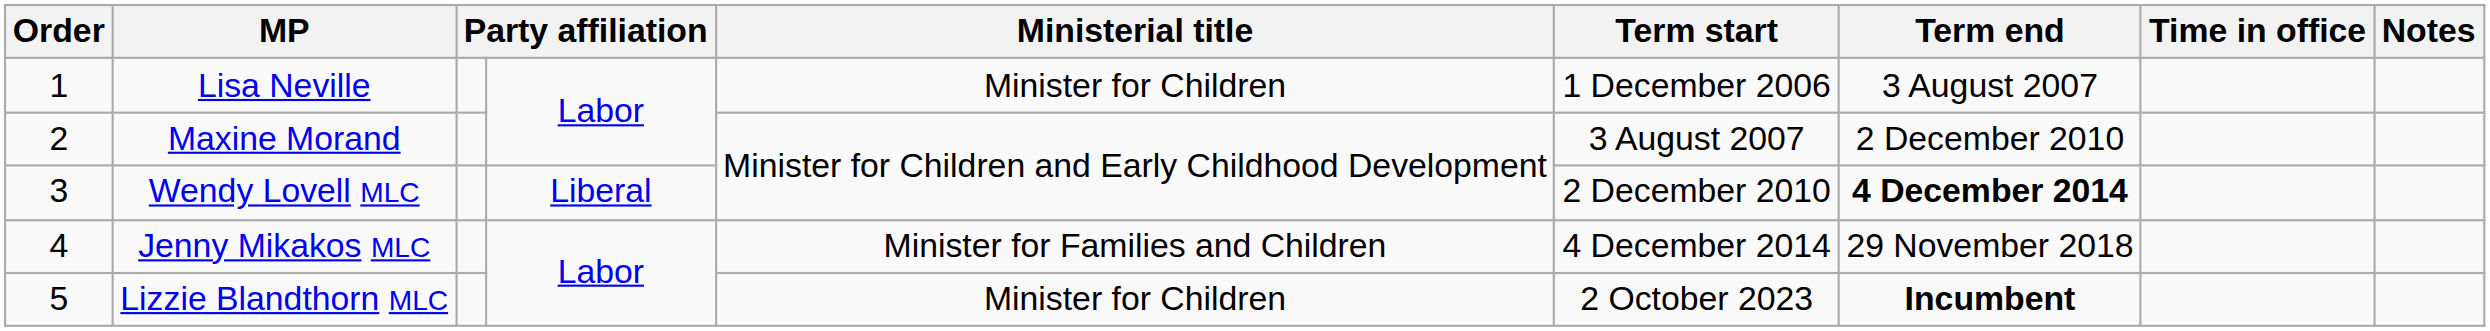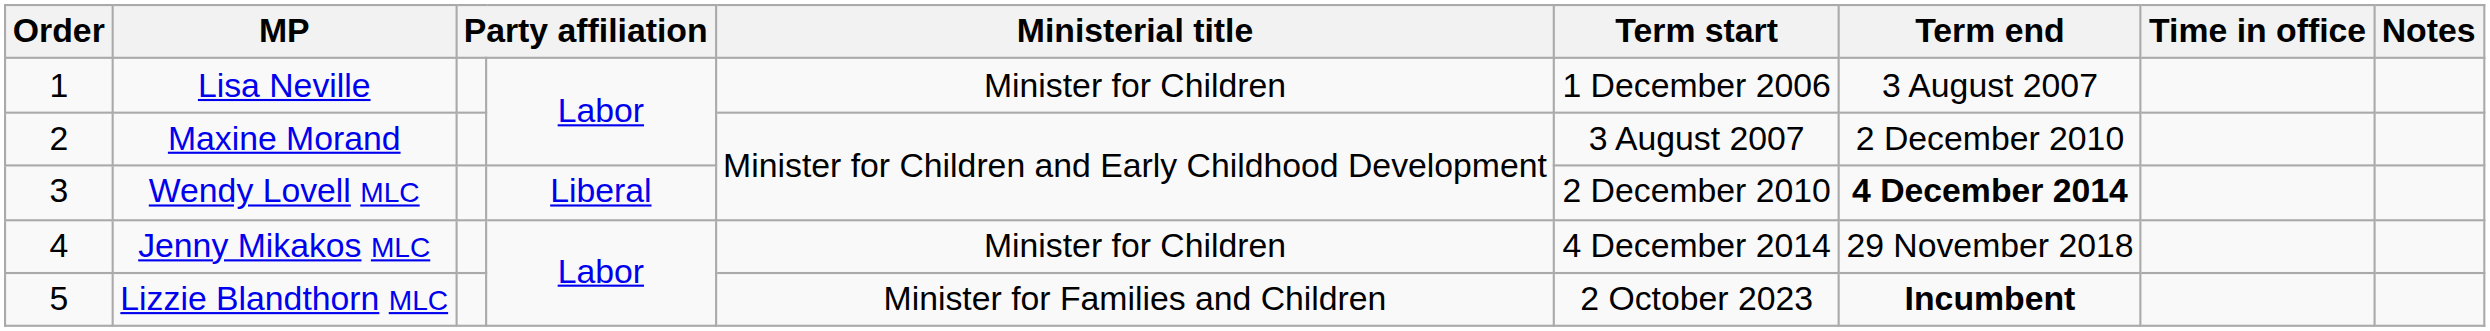(1135, 245) Minister for Families and Children -> (1135, 245) Minister for Children
(1135, 298) Minister for Children -> (1135, 298) Minister for Families and Children
